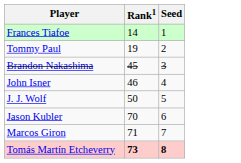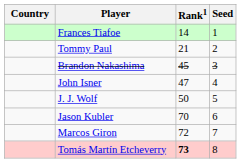+ column: (30, 14)
(132, 49) 19 -> (183, 49) 21
(132, 82) 46 -> (183, 82) 47
(132, 132) 71 -> (183, 132) 72
(164, 149) bold -> (215, 149) normal
